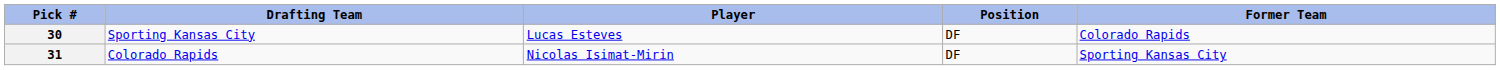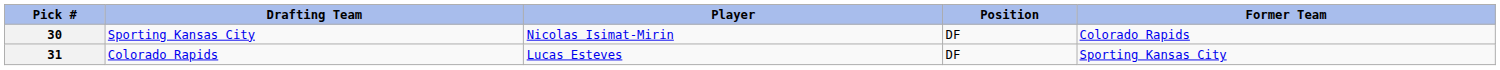(575, 34) Lucas Esteves -> (600, 34) Nicolas Isimat-Mirin
(600, 54) Nicolas Isimat-Mirin -> (575, 54) Lucas Esteves
